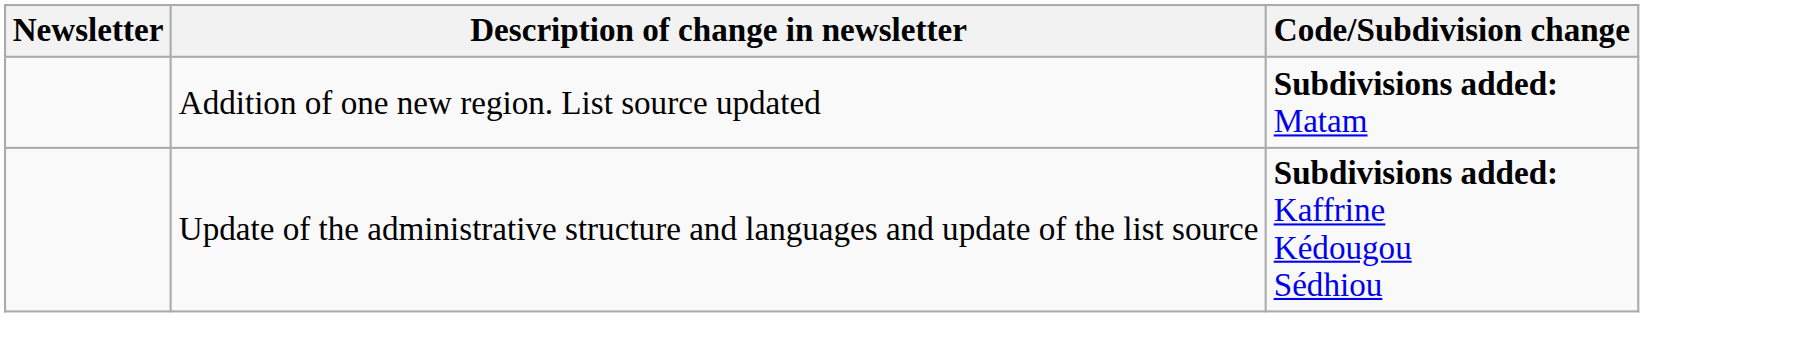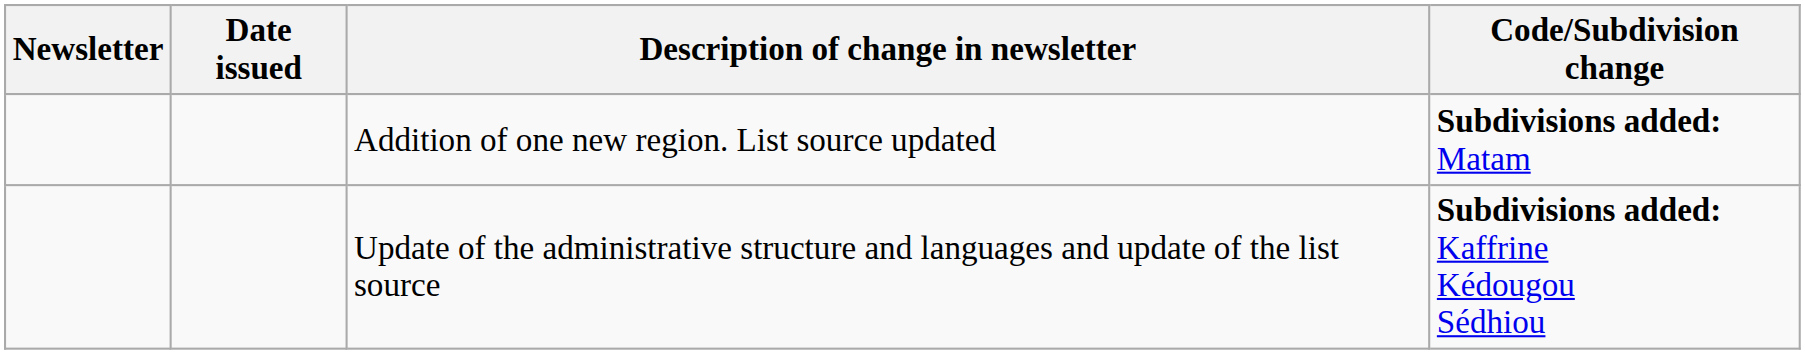+ column: (259, 49)
